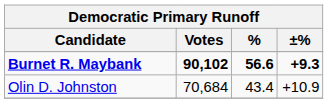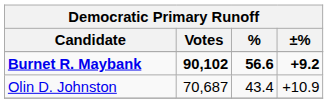(305, 64) +9.3 -> (305, 64) +9.2
(206, 87) 70,684 -> (206, 87) 70,687
